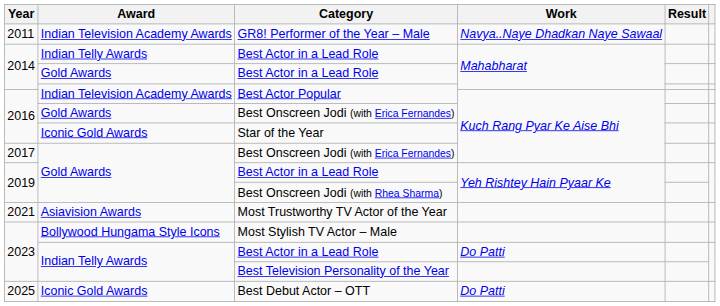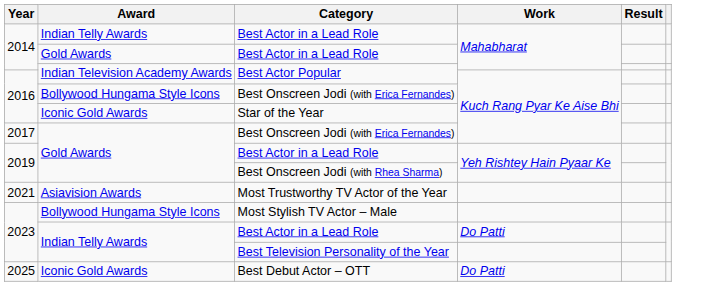- row: (21, 34)
(76, 113) Gold Awards -> (130, 93) Bollywood Hungama Style Icons
